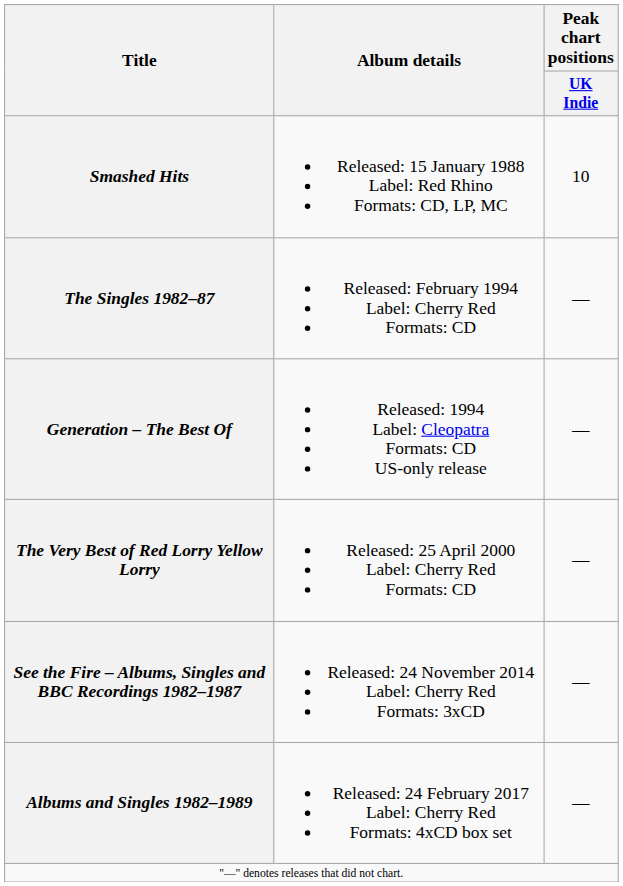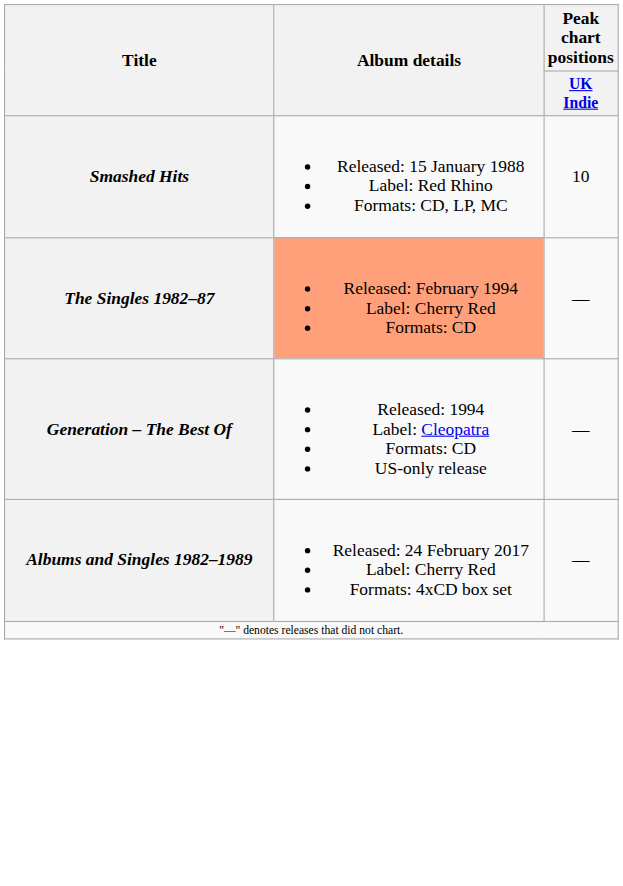(409, 308) no background -> (409, 308) lightsalmon background
- row: (139, 560)
- row: (139, 681)
